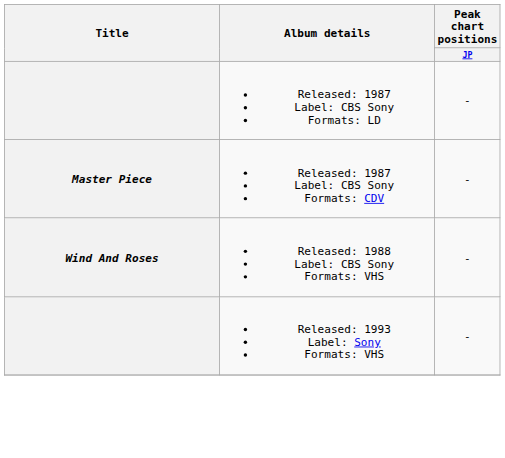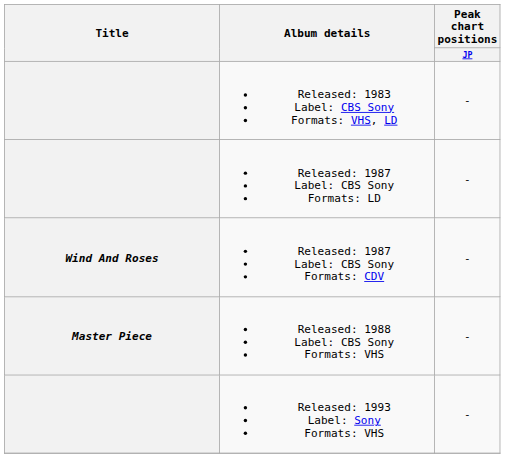+ row: (327, 107)
(112, 179) Master Piece -> (112, 257) Wind And Roses
(112, 257) Wind And Roses -> (112, 336) Master Piece
